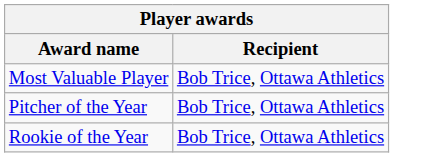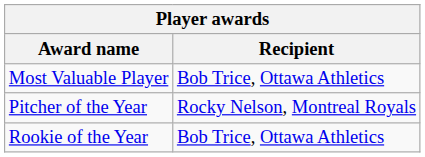(281, 107) Bob Trice, Ottawa Athletics -> (296, 107) Rocky Nelson, Montreal Royals
